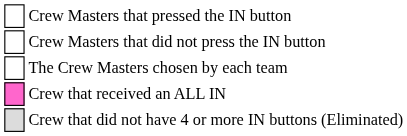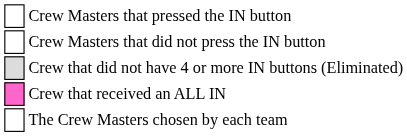rows swapped: (158, 68) <-> (216, 120)
